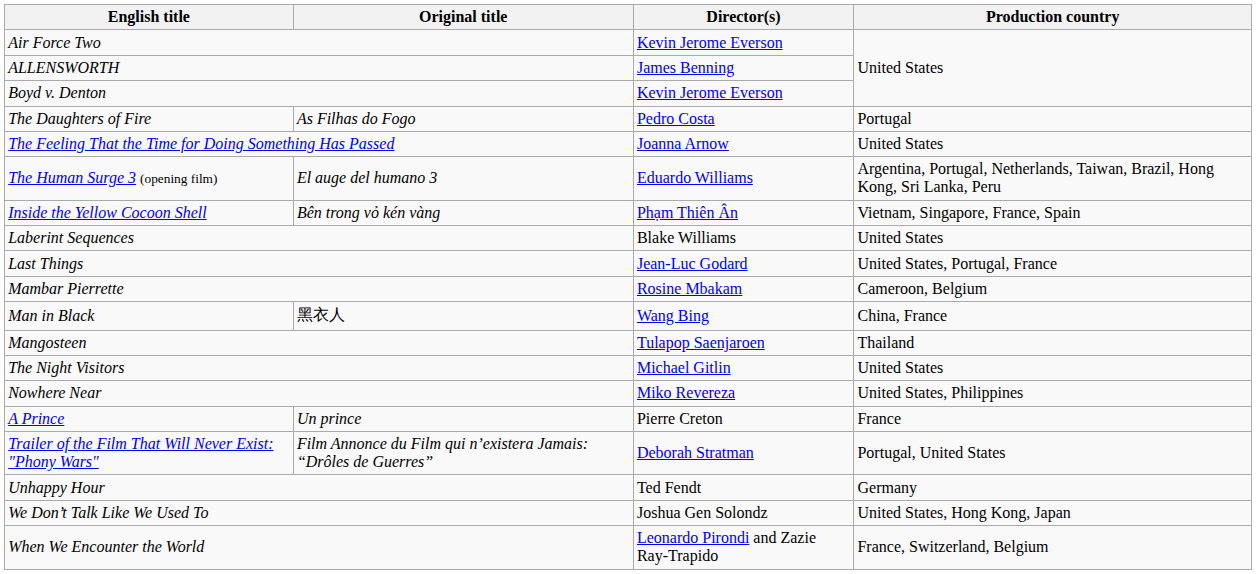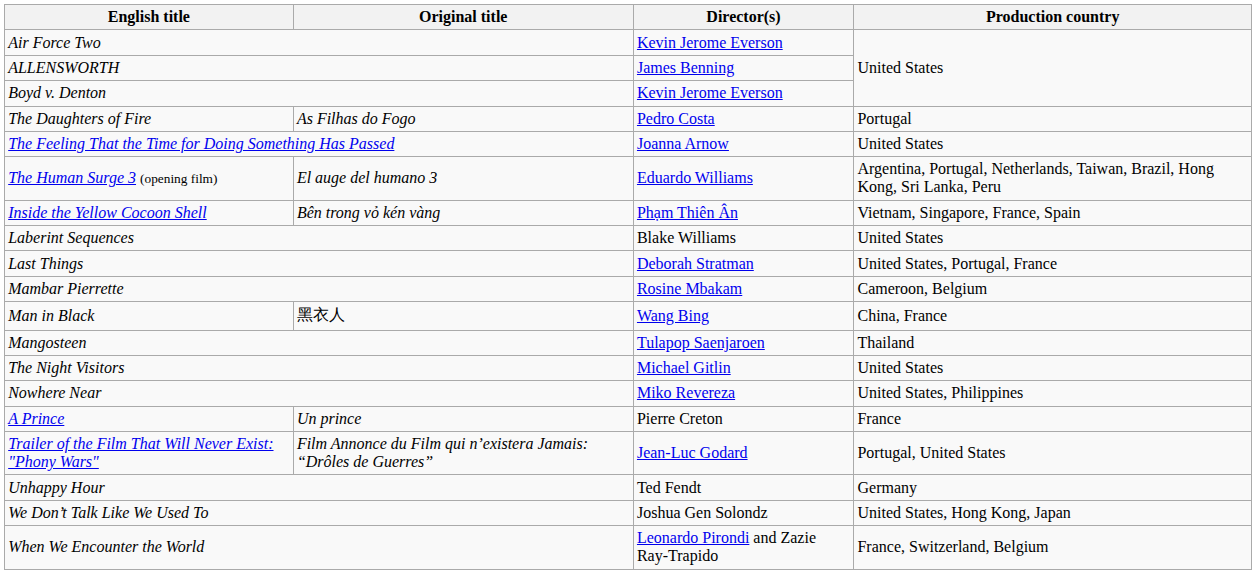(692, 263) Jean-Luc Godard -> (695, 263) Deborah Stratman
(695, 453) Deborah Stratman -> (692, 453) Jean-Luc Godard
